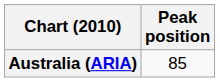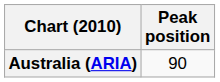(178, 63) 85 -> (178, 63) 90
